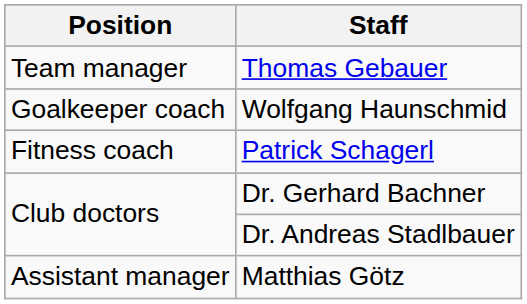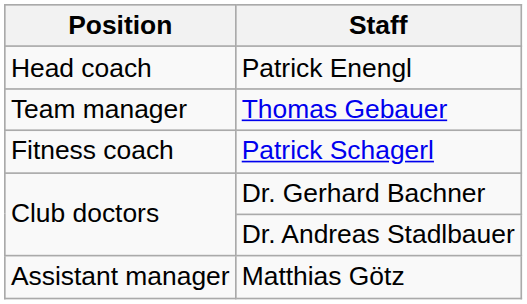+ row: (327, 67)
- row: (374, 109)
